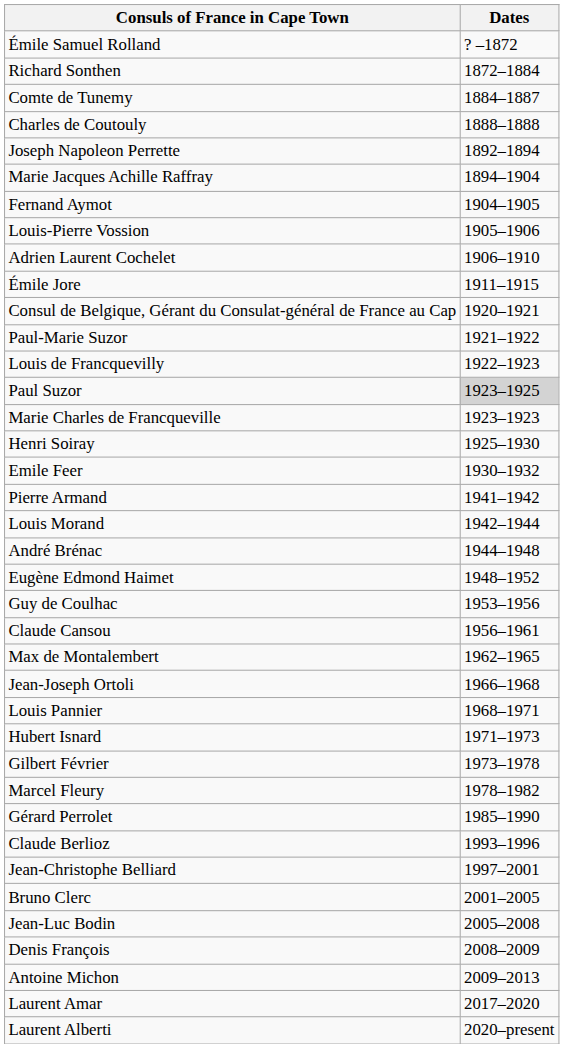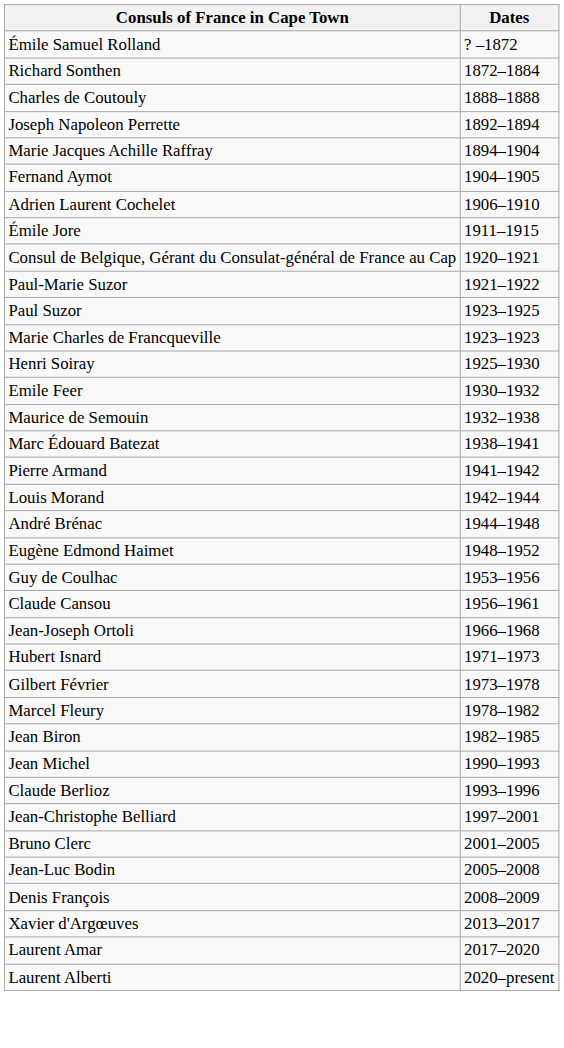- row: (70, 97)
- row: (79, 230)
- row: (86, 364)
(502, 390) lightgrey background -> (502, 310) no background
+ row: (78, 417)
+ row: (84, 444)
- row: (84, 657)
- row: (55, 710)
+ row: (45, 737)
- row: (60, 817)
+ row: (49, 763)
- row: (64, 976)
+ row: (73, 923)
